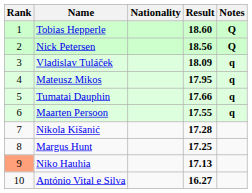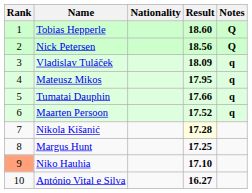(200, 113) 17.55 -> (200, 113) 17.52
(200, 130) no background -> (200, 130) lightyellow background
(200, 163) 17.13 -> (200, 163) 17.10
